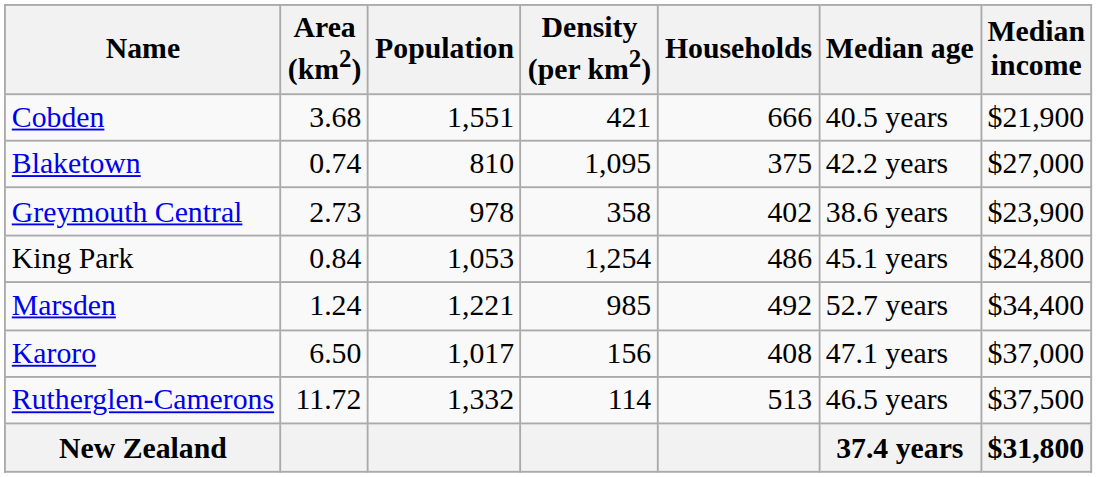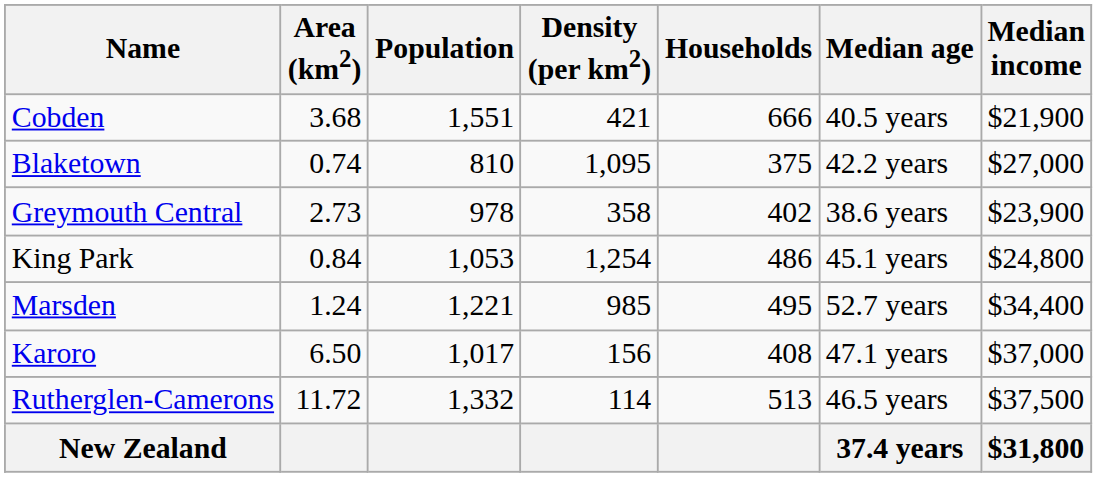(790, 305) 492 -> (790, 305) 495
